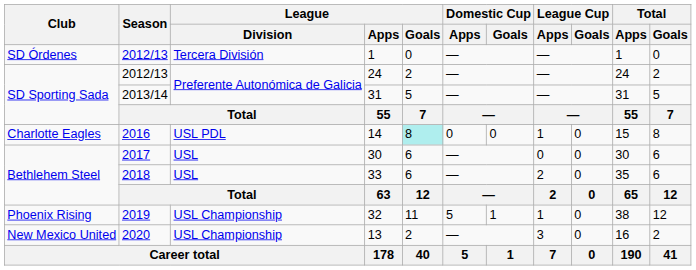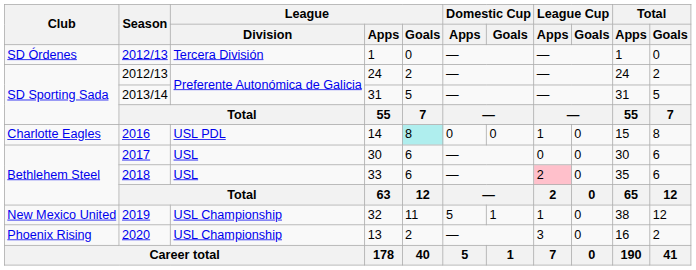(540, 174) no background -> (540, 174) pink background
(49, 214) Phoenix Rising -> (62, 214) New Mexico United
(62, 235) New Mexico United -> (49, 235) Phoenix Rising
